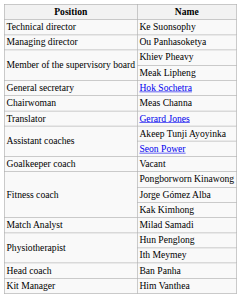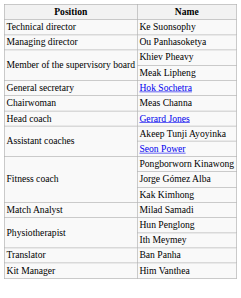(26, 118) Translator -> (29, 118) Head coach
- row: (153, 164)
(29, 270) Head coach -> (26, 255) Translator
